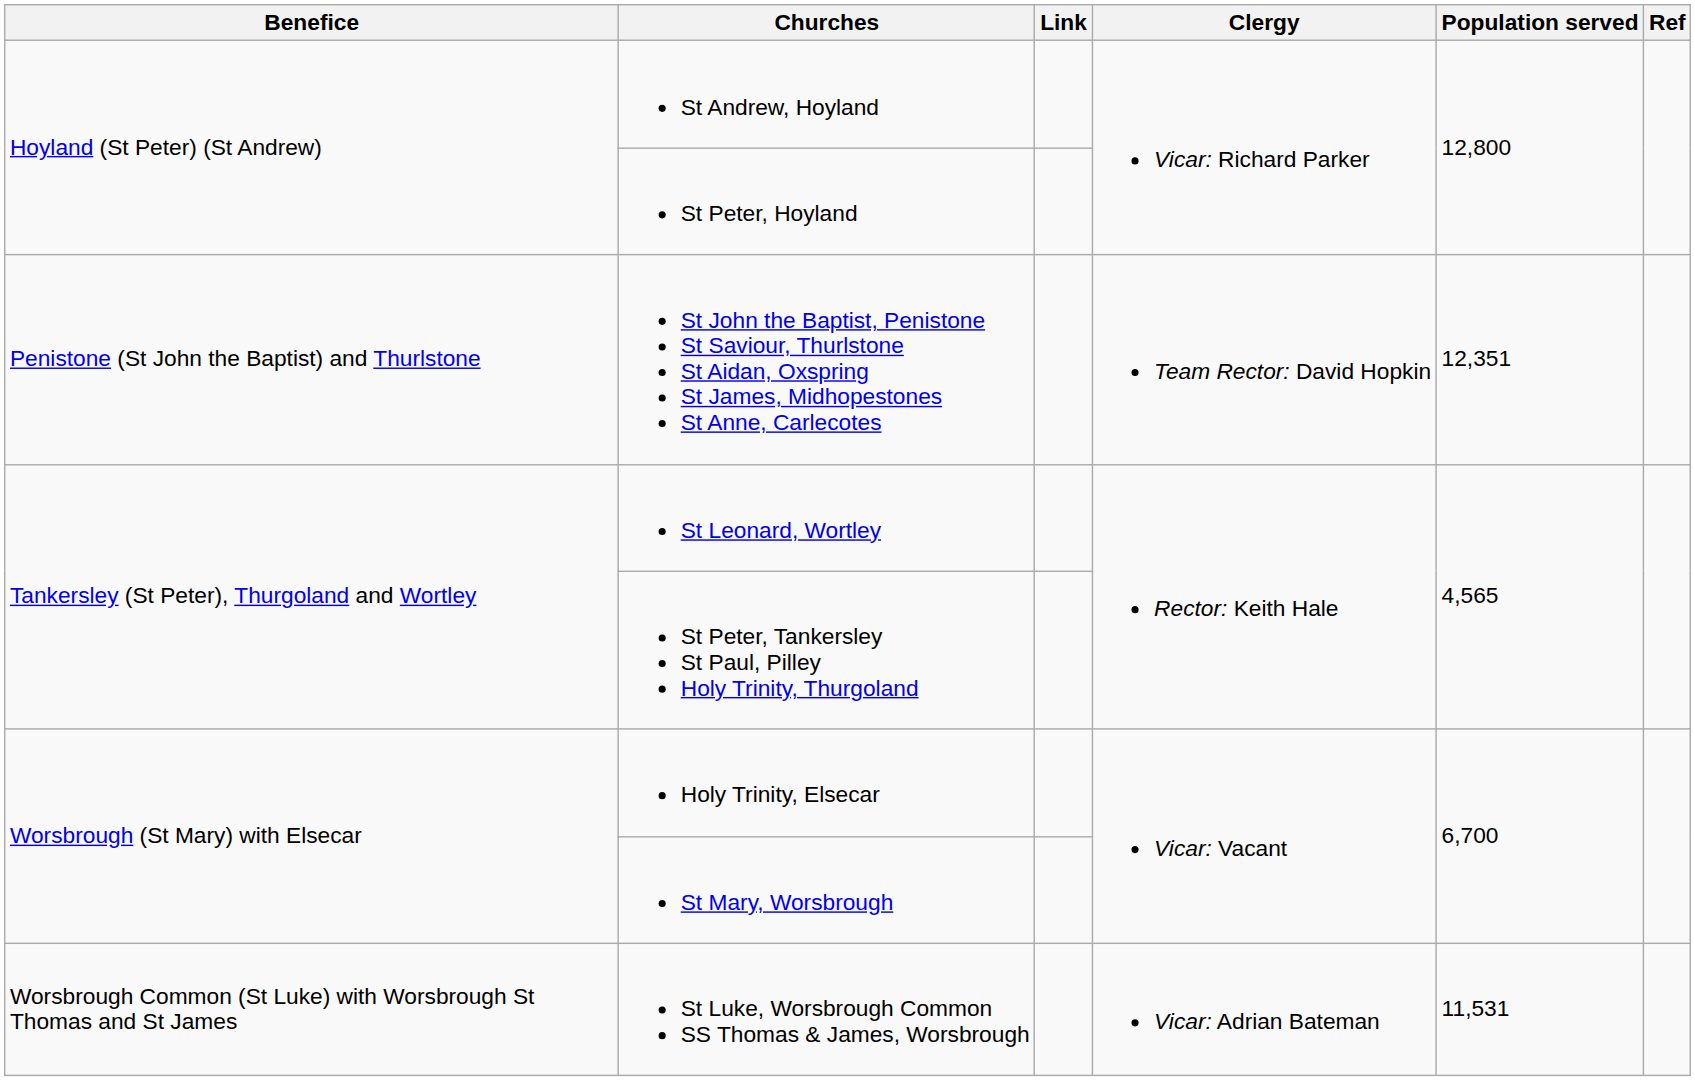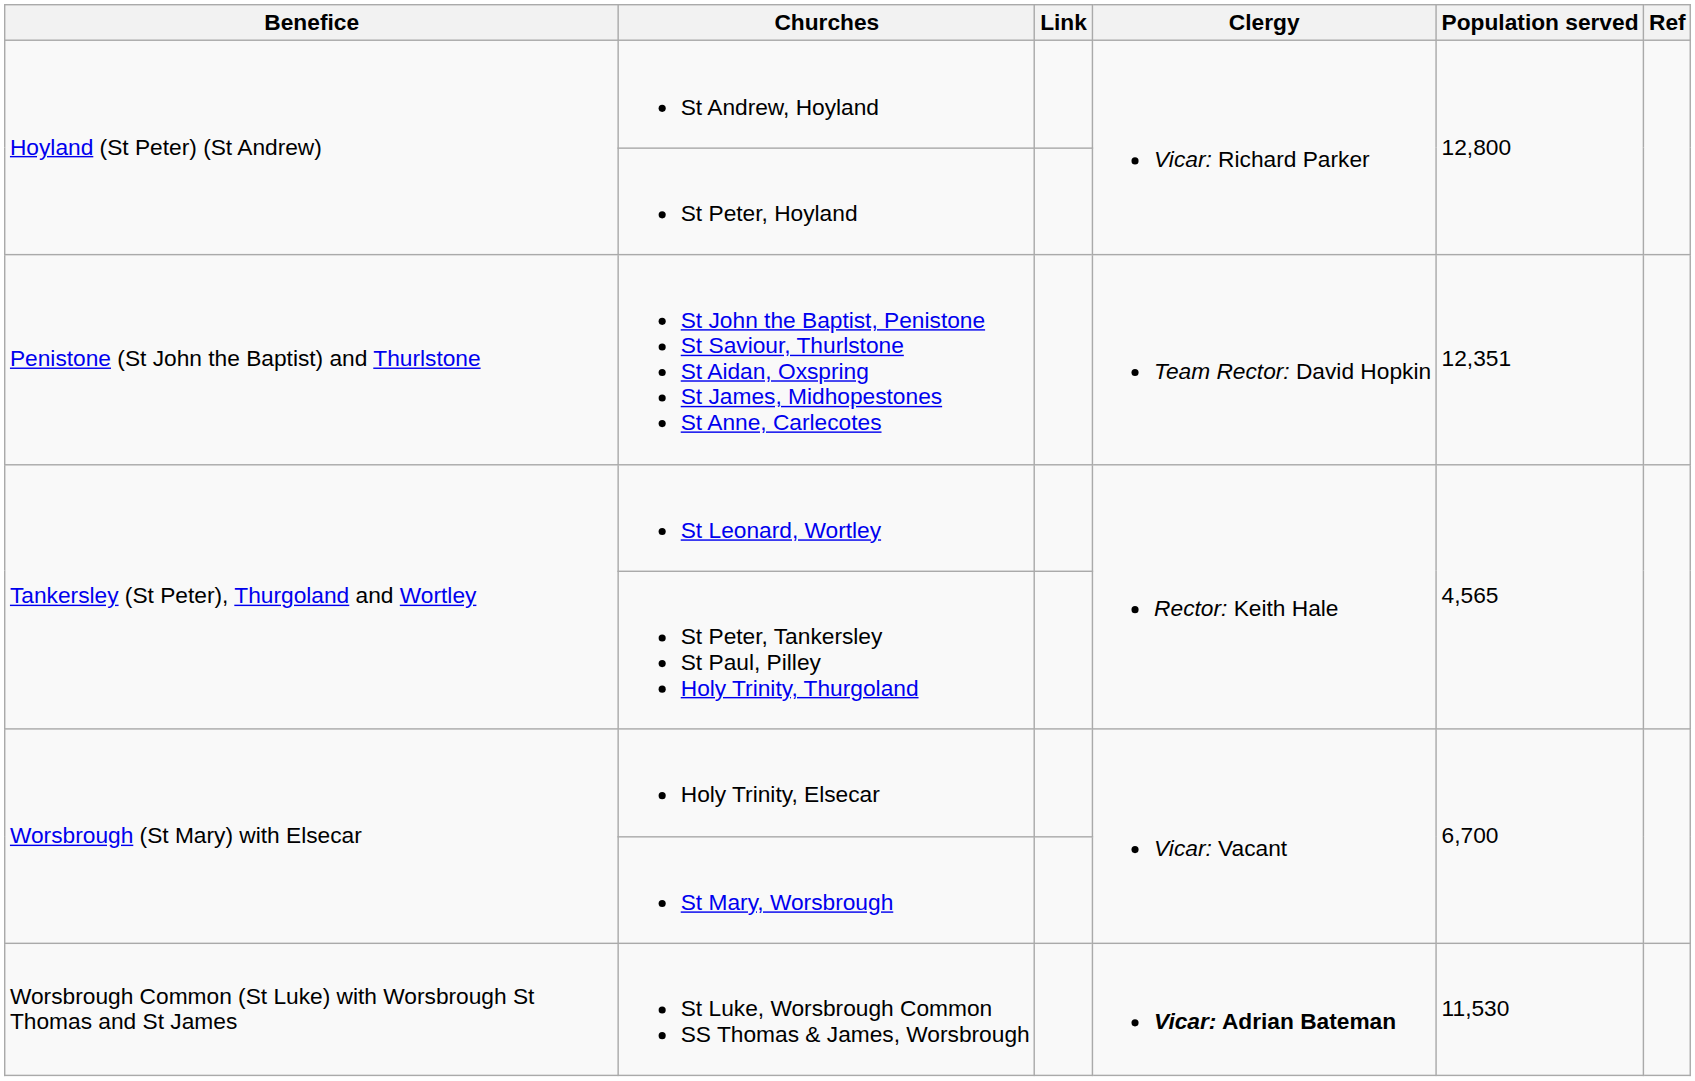(1264, 1022) normal -> (1264, 1022) bold
(1475, 1009) 11,531 -> (1475, 1009) 11,530
